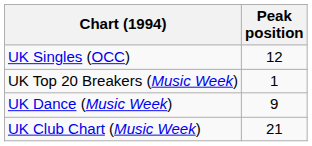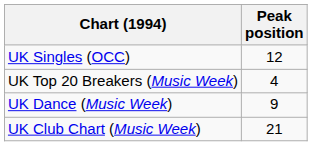(274, 81) 1 -> (274, 81) 4
